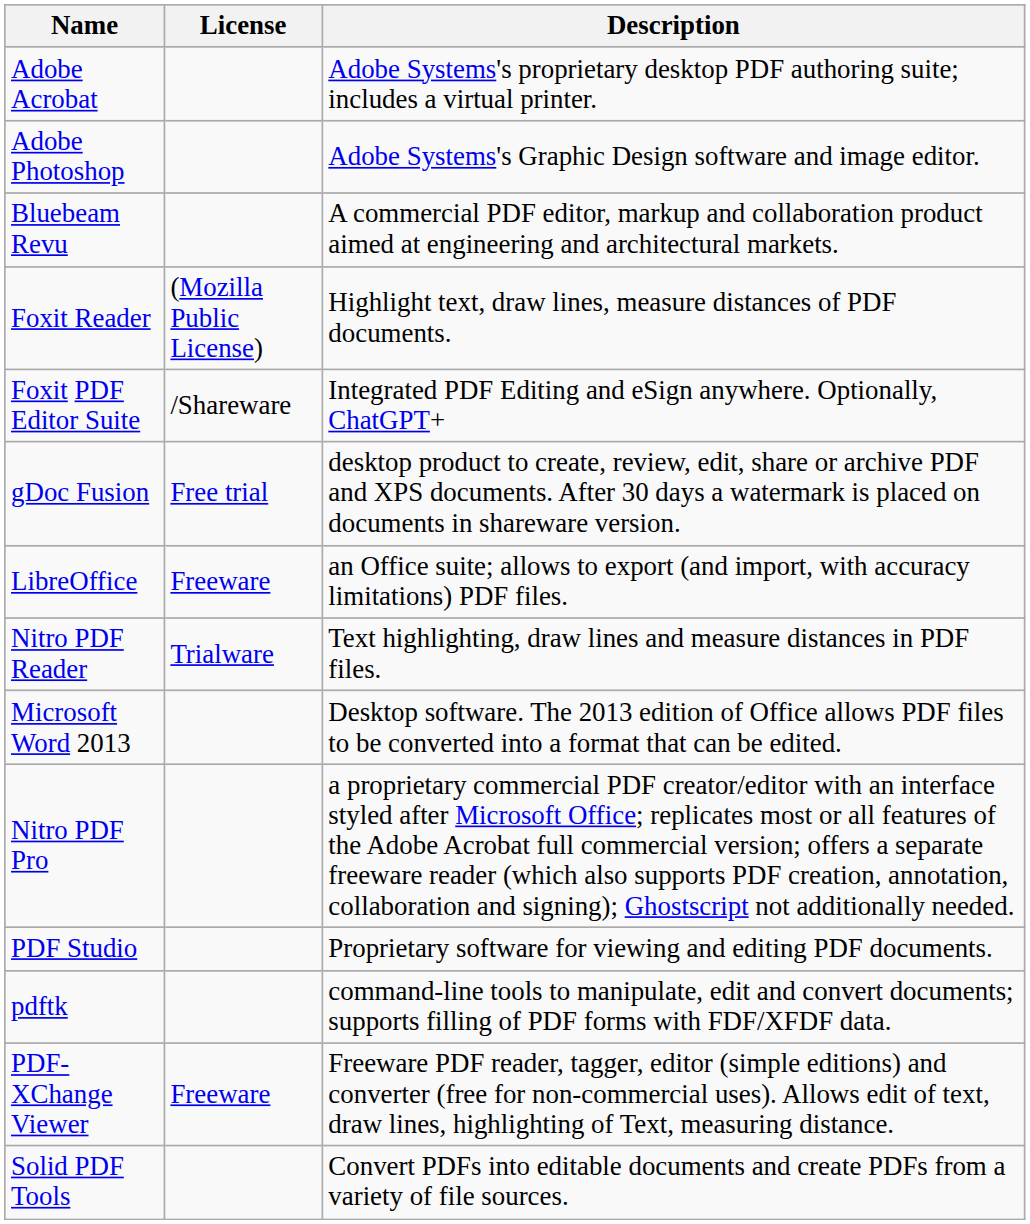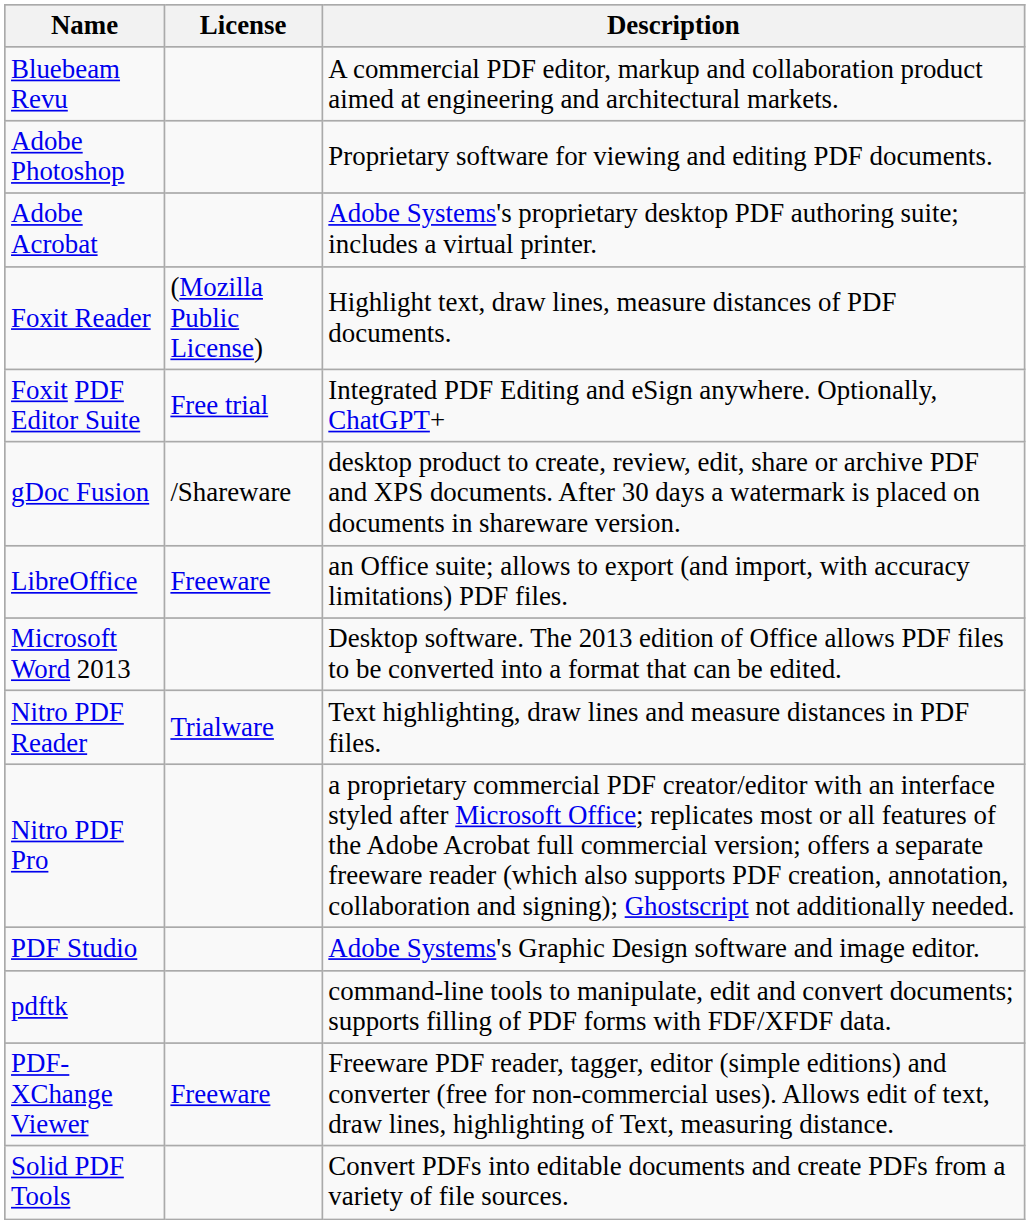rows swapped: (54, 83) <-> (66, 229)
(654, 156) Adobe Systems's Graphic Design software and image editor. -> (661, 156) Proprietary software for viewing and editing PDF documents.
(231, 405) /Shareware -> (219, 405) Free trial
(219, 493) Free trial -> (231, 493) /Shareware
rows swapped: (71, 727) <-> (67, 654)
(661, 948) Proprietary software for viewing and editing PDF documents. -> (654, 948) Adobe Systems's Graphic Design software and image editor.
